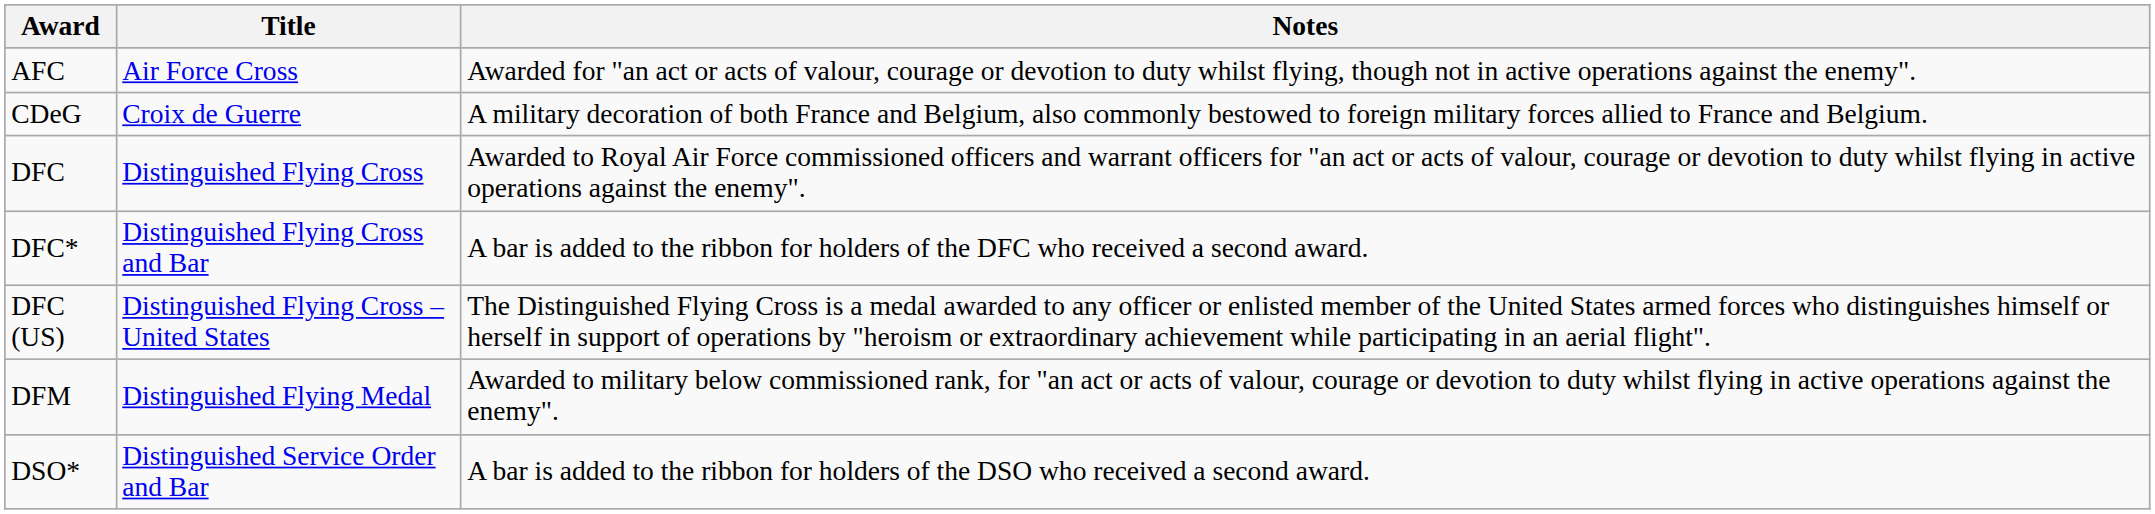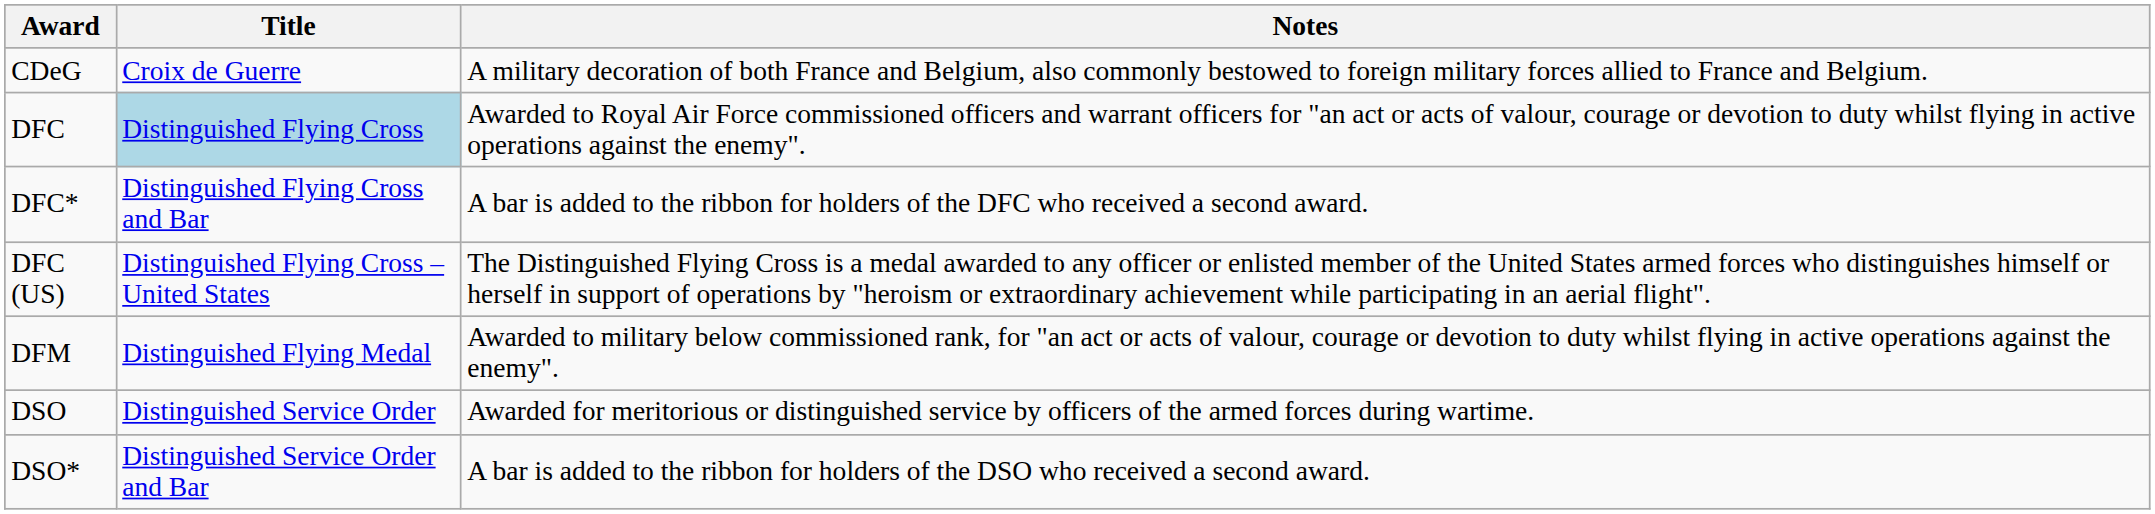- row: (38, 69)
(273, 172) no background -> (273, 129) lightblue background
+ row: (39, 412)
